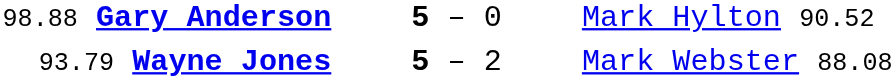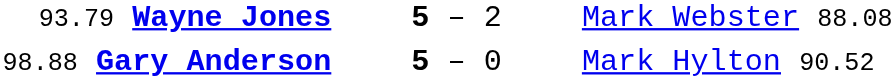rows swapped: (167, 18) <-> (185, 62)
